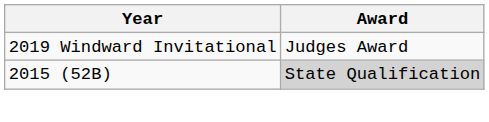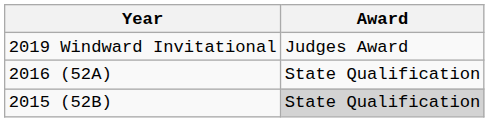+ row: (60, 75)
